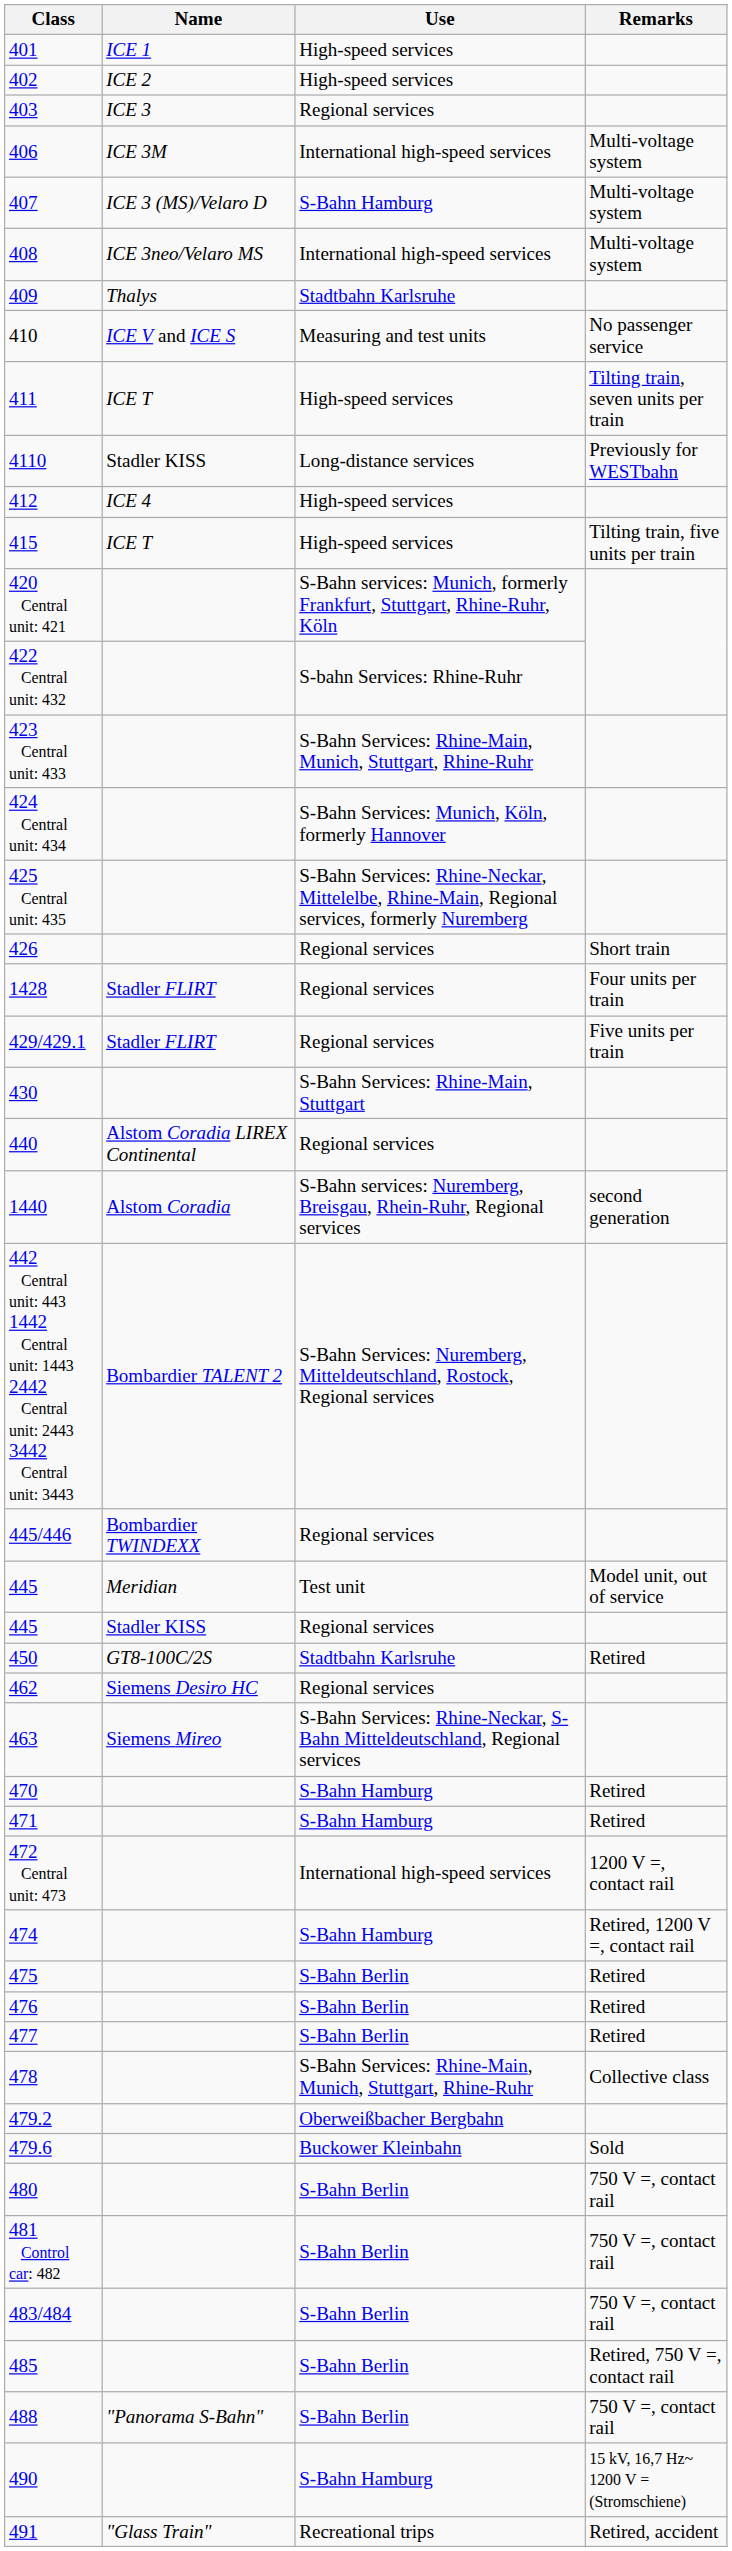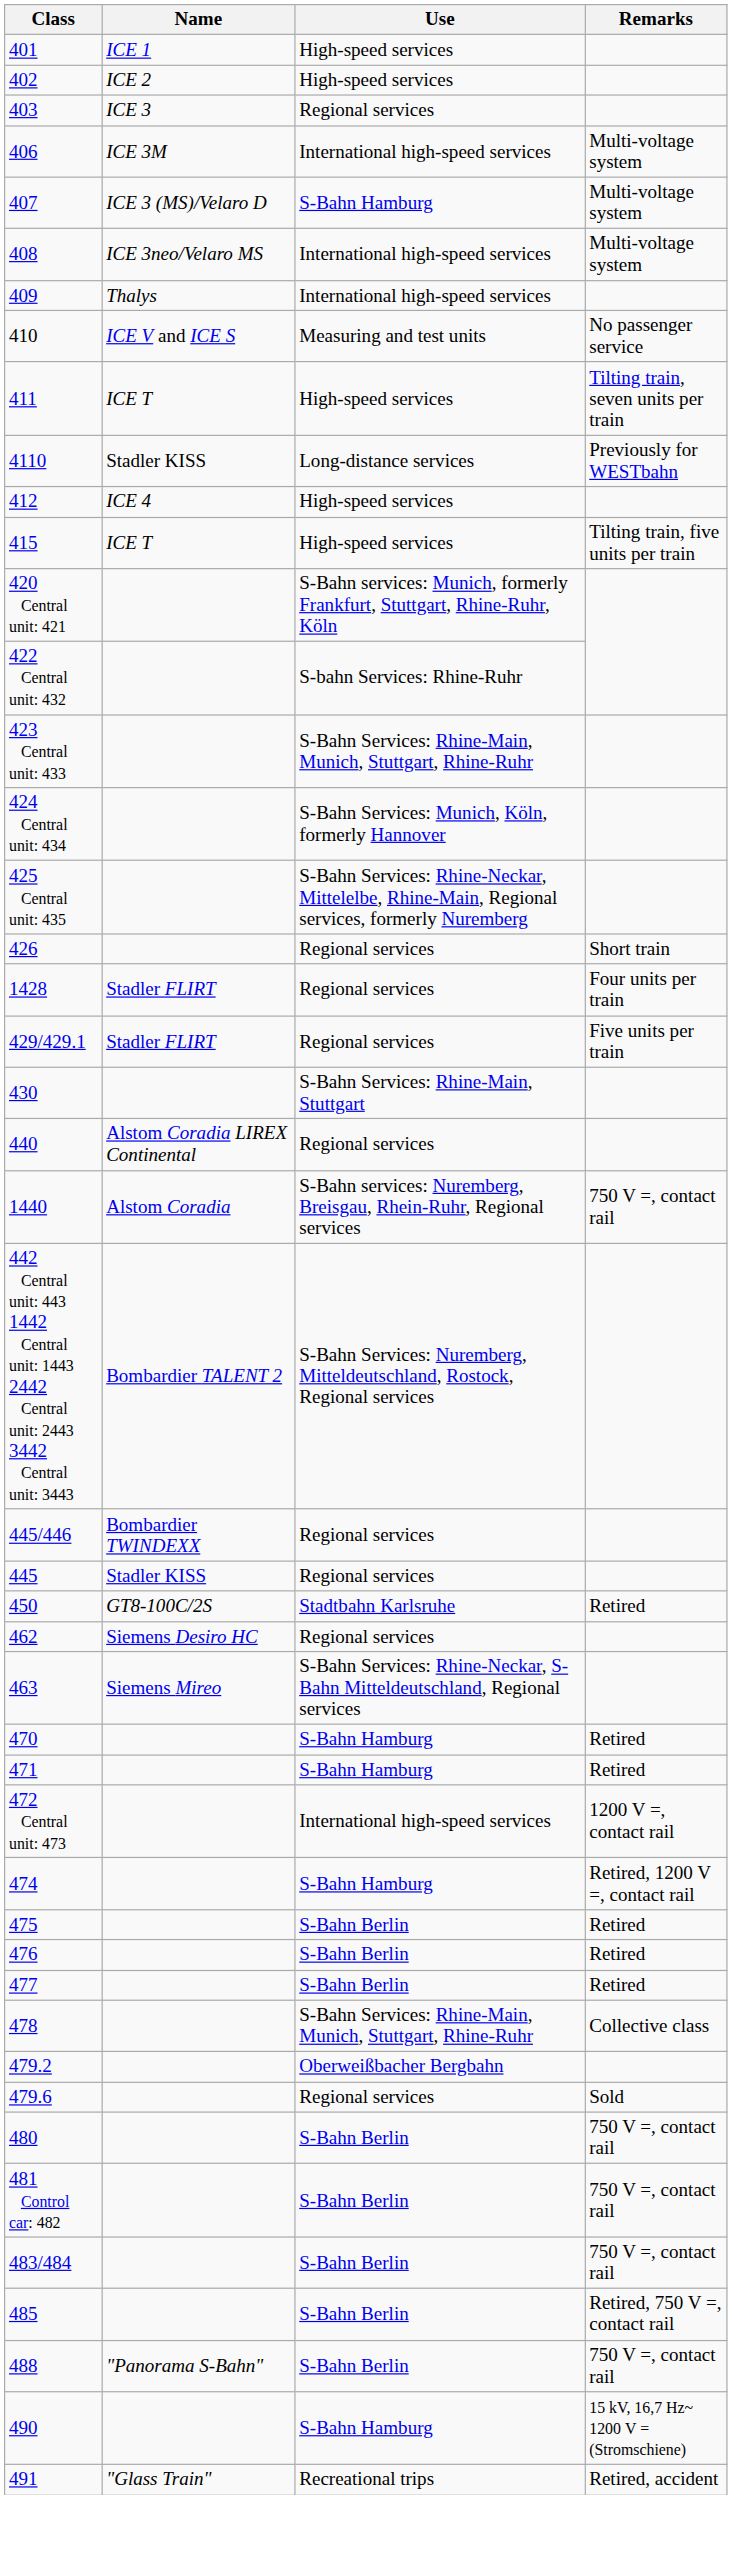(377, 295) Stadtbahn Karlsruhe -> (425, 295) International high-speed services
(629, 1206) second generation -> (652, 1206) 750 V =, contact rail
- row: (23, 1586)
(380, 2148) Buckower Kleinbahn -> (367, 2096) Regional services
